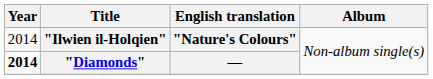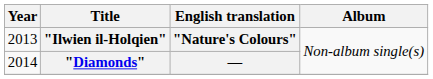(23, 39) 2014 -> (23, 39) 2013
(23, 62) bold -> (23, 62) normal
